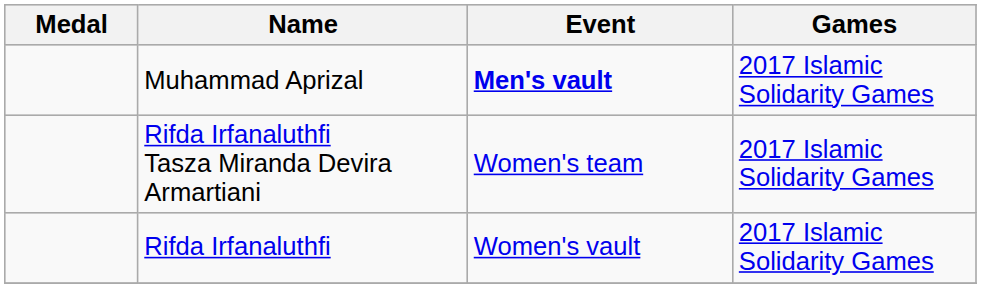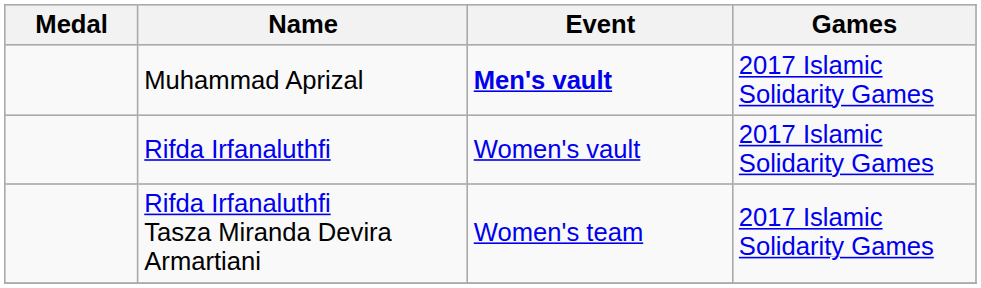rows swapped: (237, 247) <-> (268, 163)
